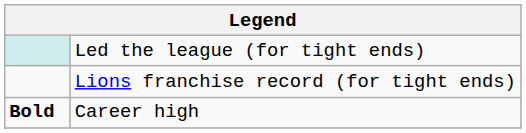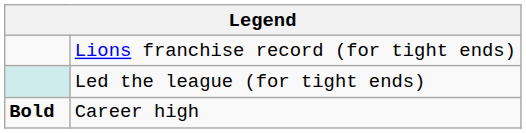rows swapped: (295, 82) <-> (250, 51)
